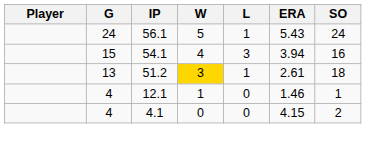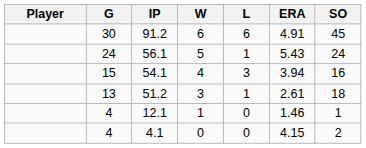+ row: (155, 34)
(201, 73) gold background -> (201, 93) no background
